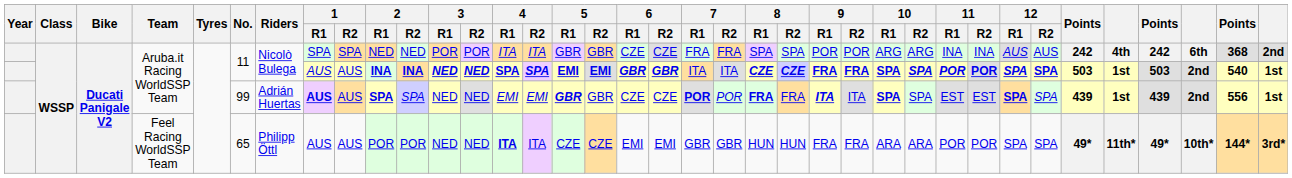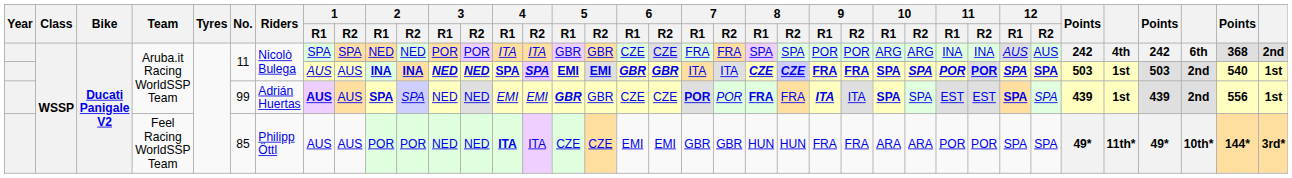(243, 144) 65 -> (243, 144) 85
